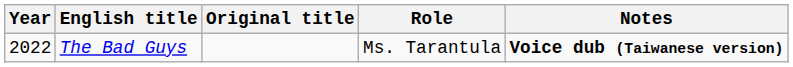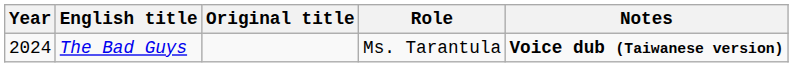(30, 48) 2022 -> (30, 48) 2024
